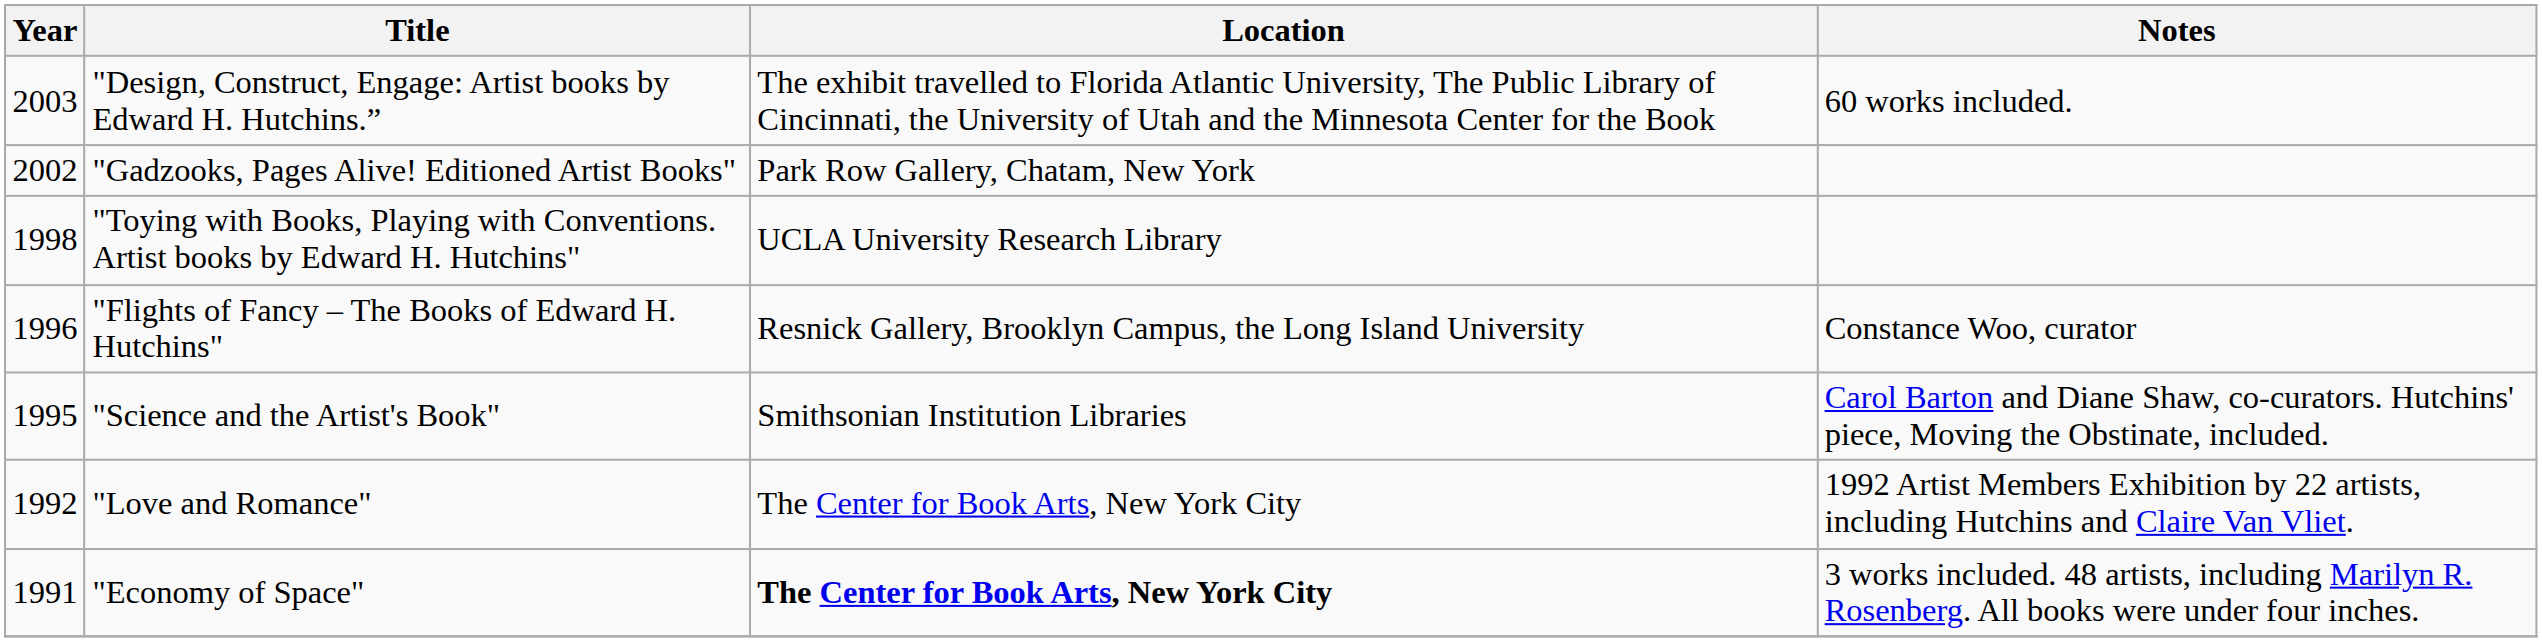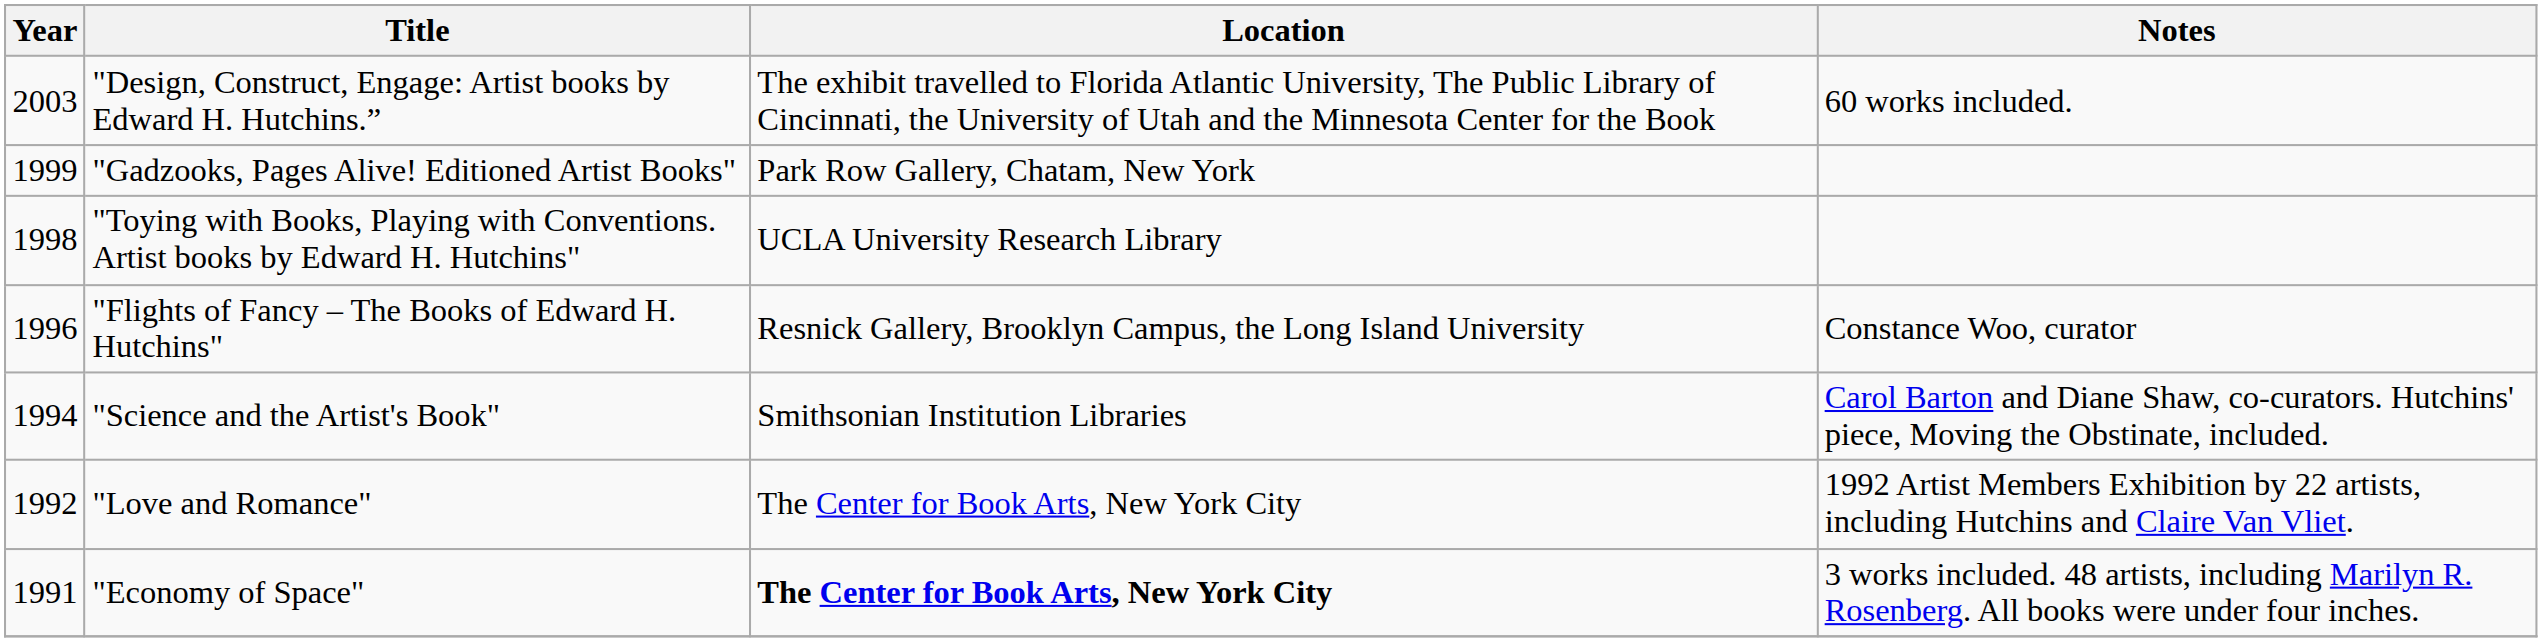(45, 169) 2002 -> (45, 169) 1999
(45, 415) 1995 -> (45, 415) 1994
